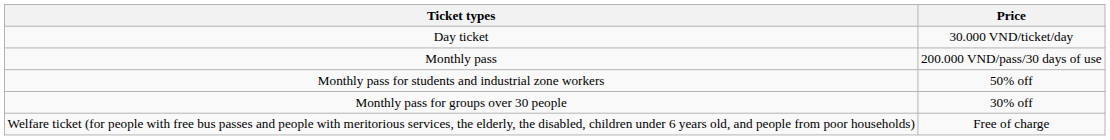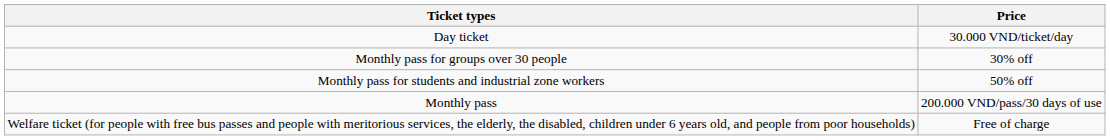rows swapped: (461, 59) <-> (461, 102)
